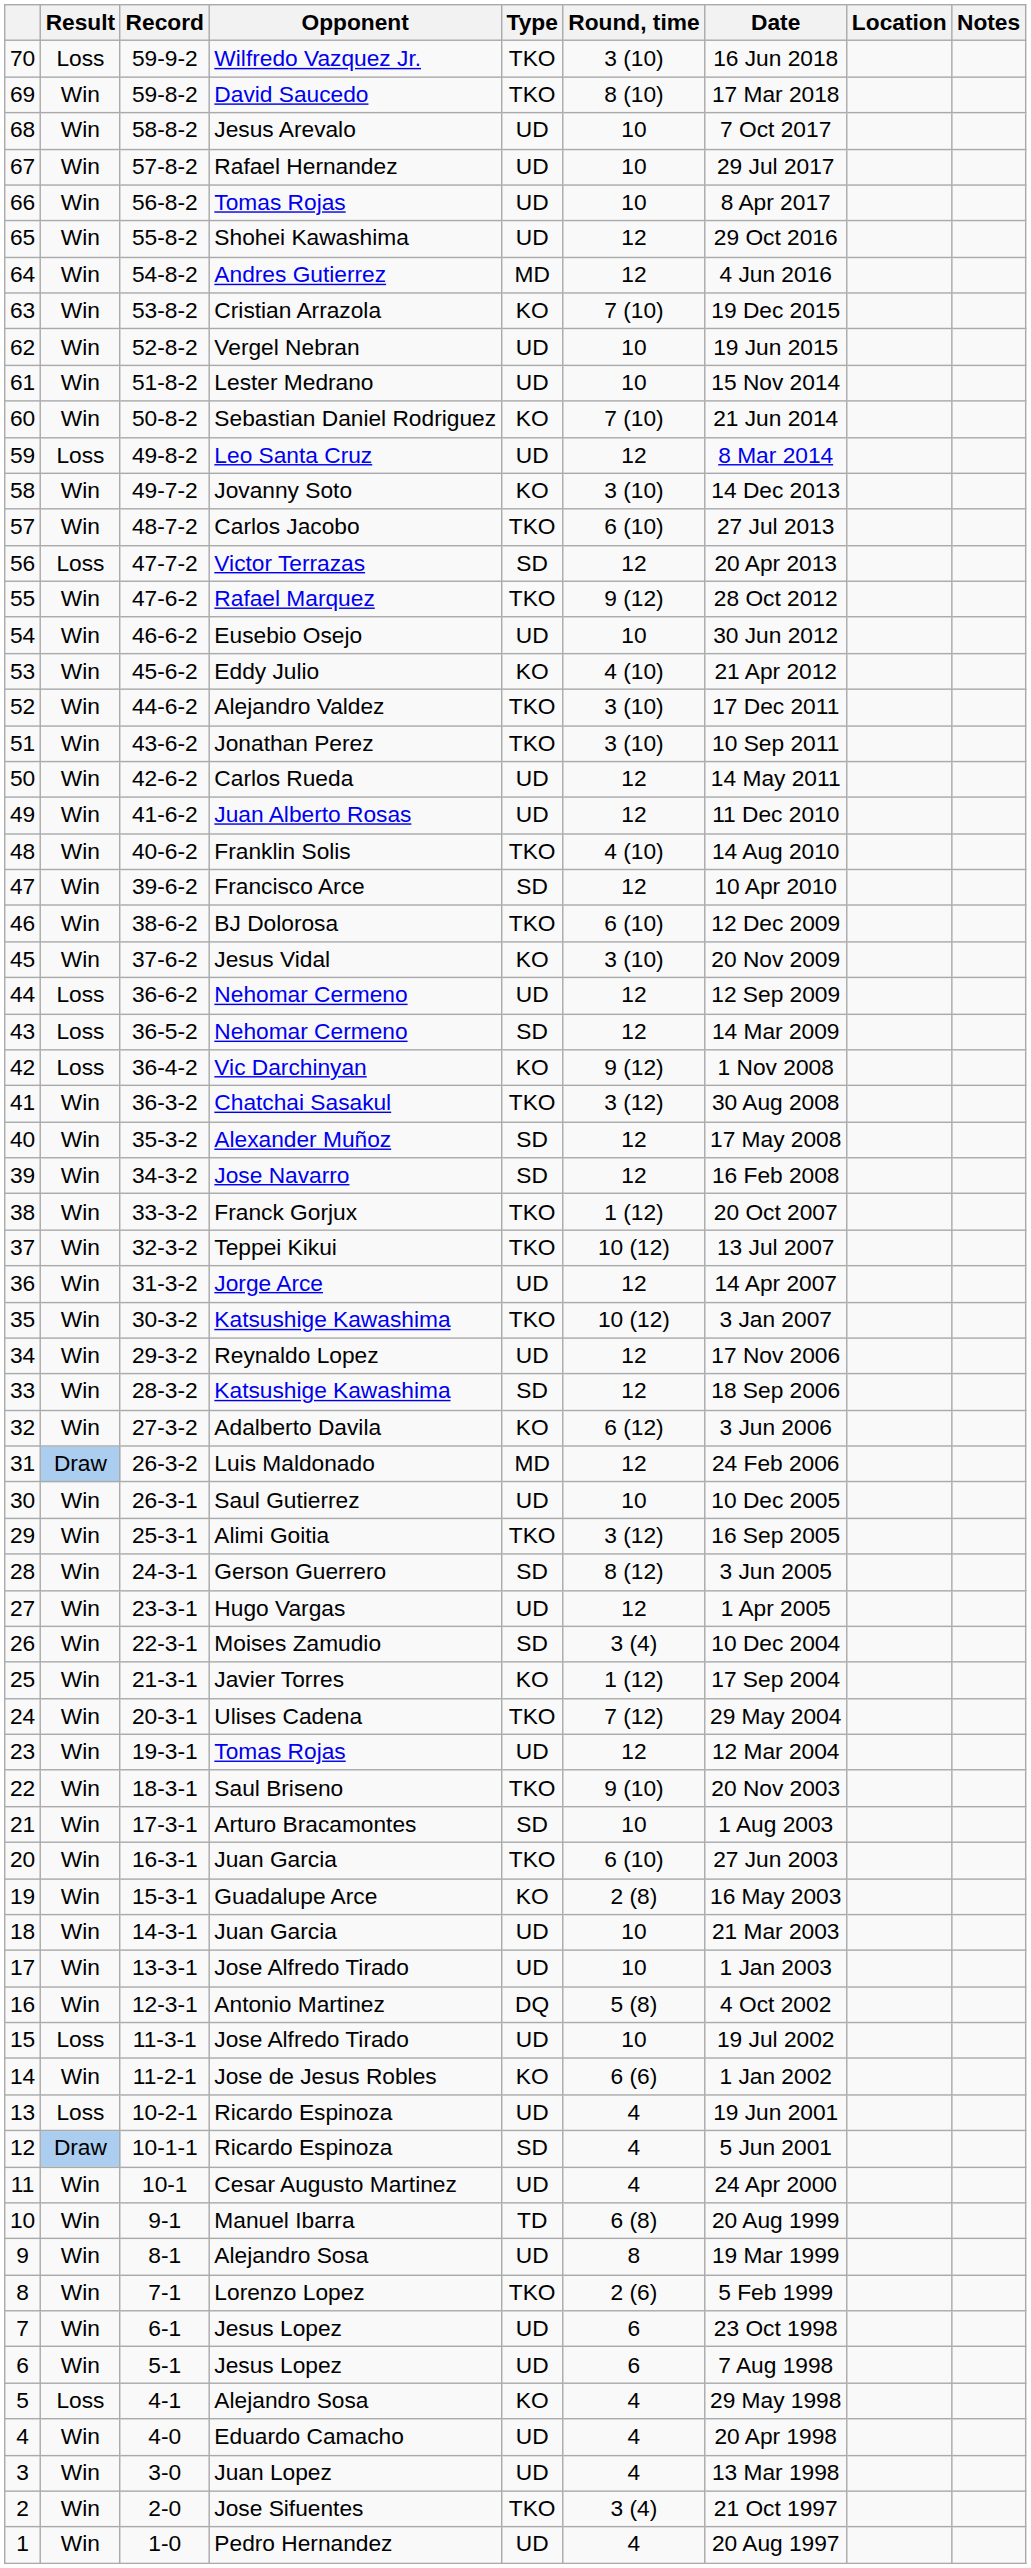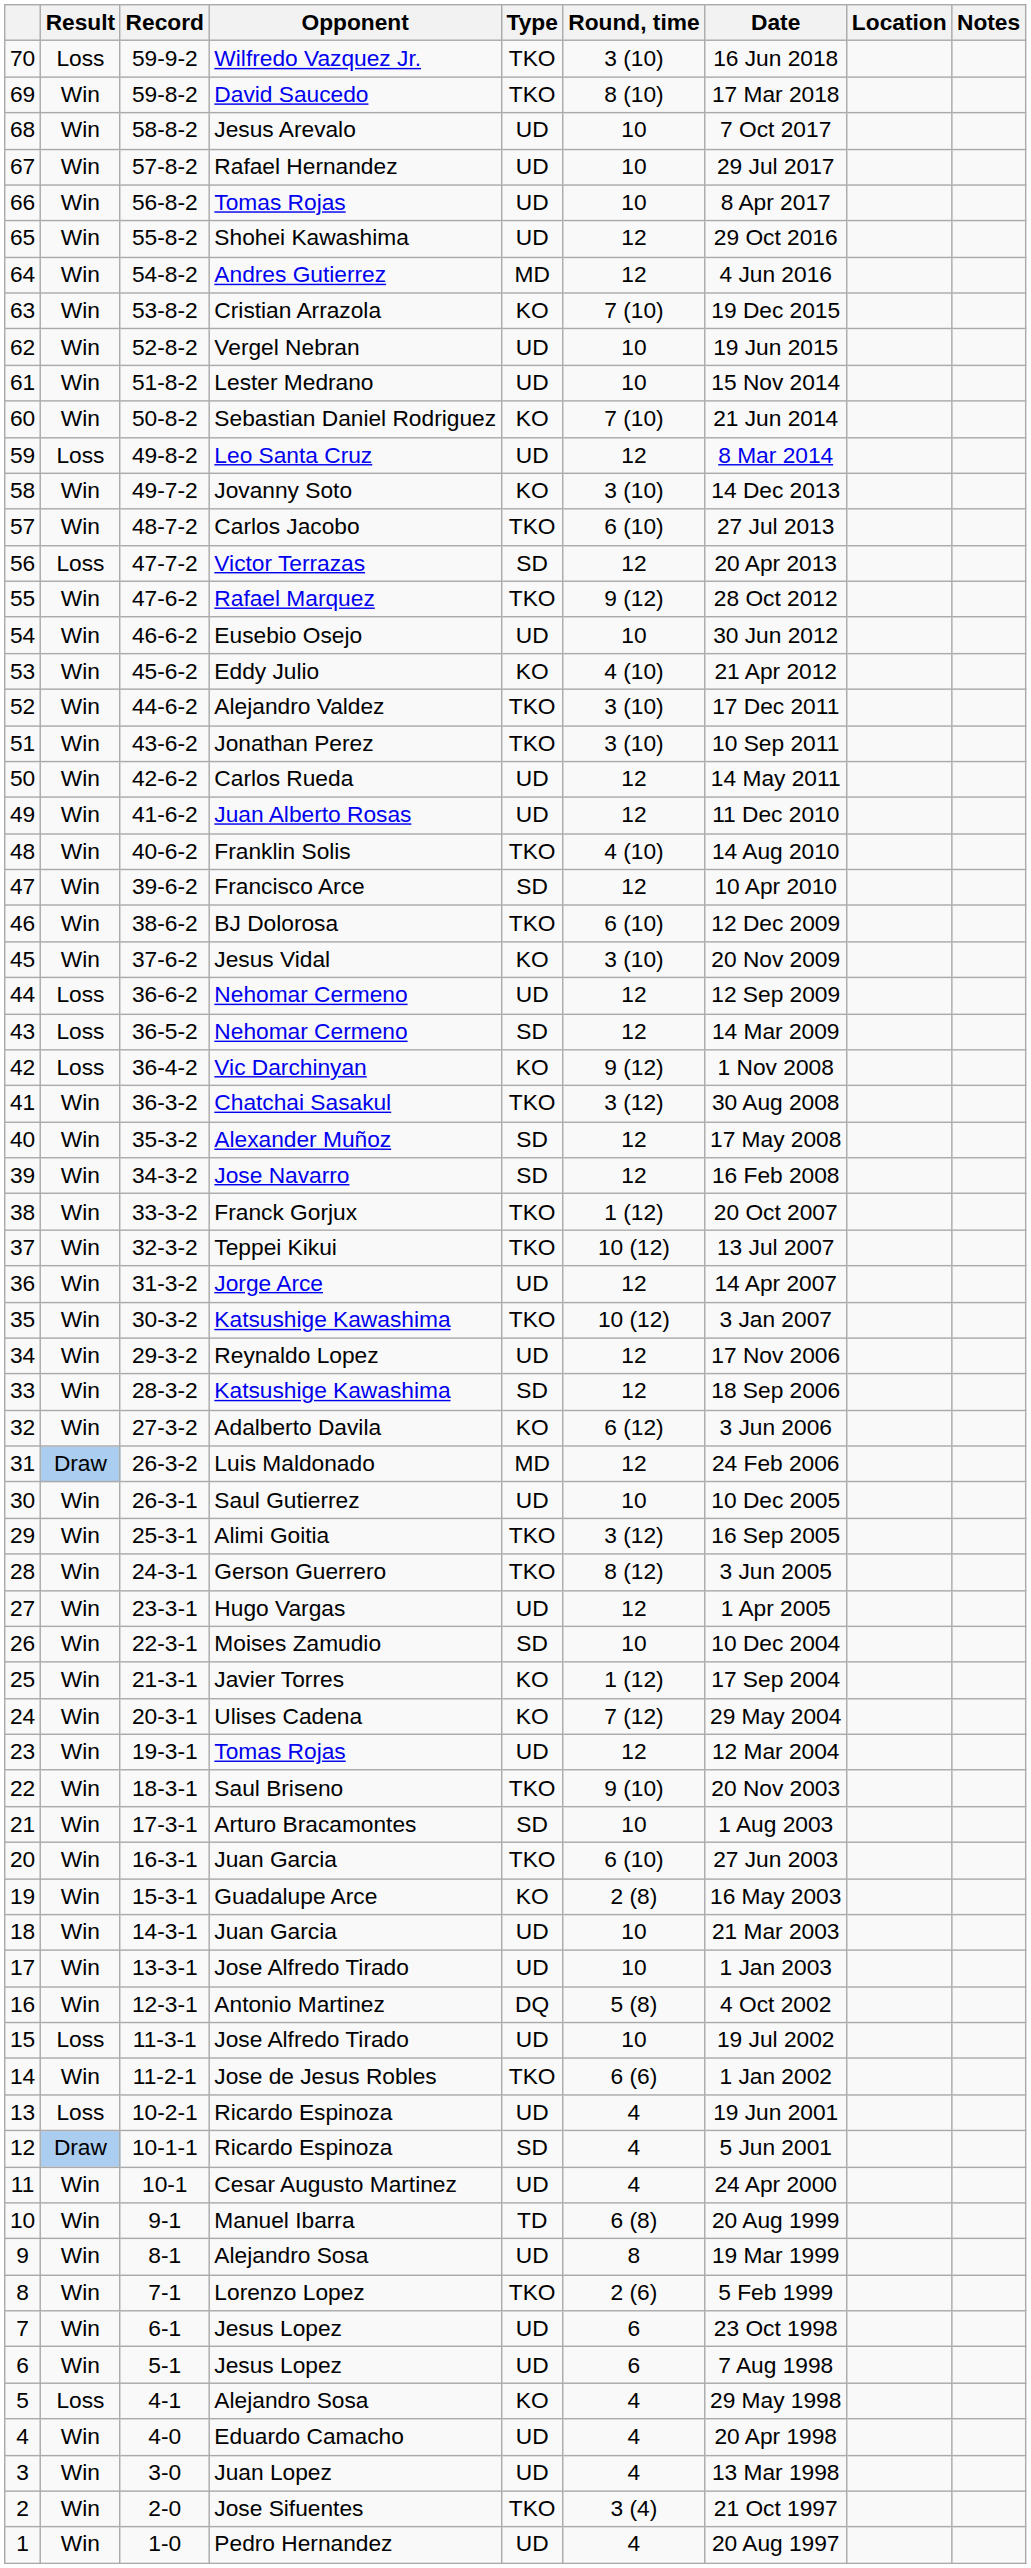(532, 1571) SD -> (532, 1571) TKO
(634, 1643) 3 (4) -> (634, 1643) 10
(532, 1716) TKO -> (532, 1716) KO
(532, 2076) KO -> (532, 2076) TKO
